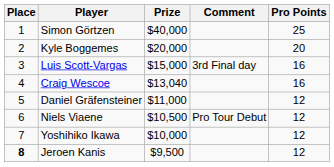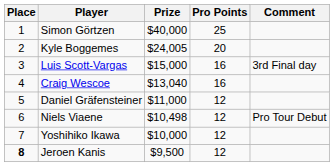columns swapped: (299, 13) <-> (229, 13)
(167, 48) $20,000 -> (167, 48) $24,005
(167, 118) $10,500 -> (167, 118) $10,498
